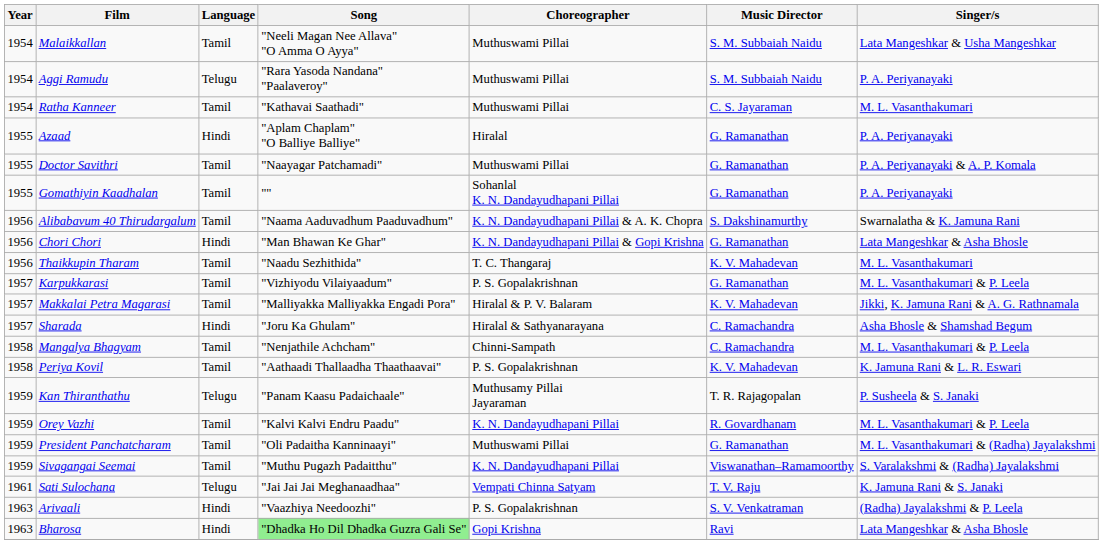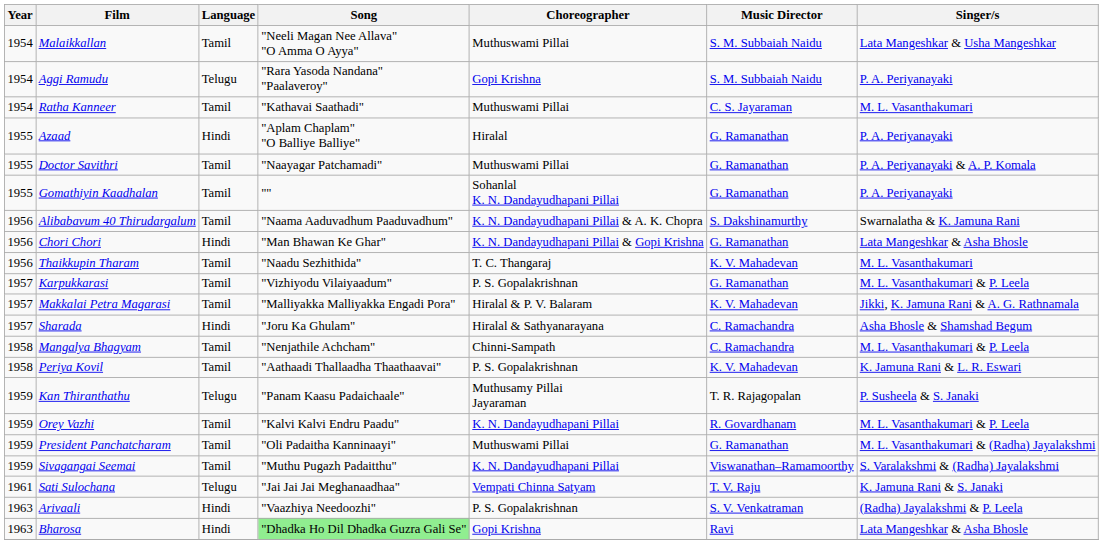(521, 79) Muthuswami Pillai -> (507, 79) Gopi Krishna
